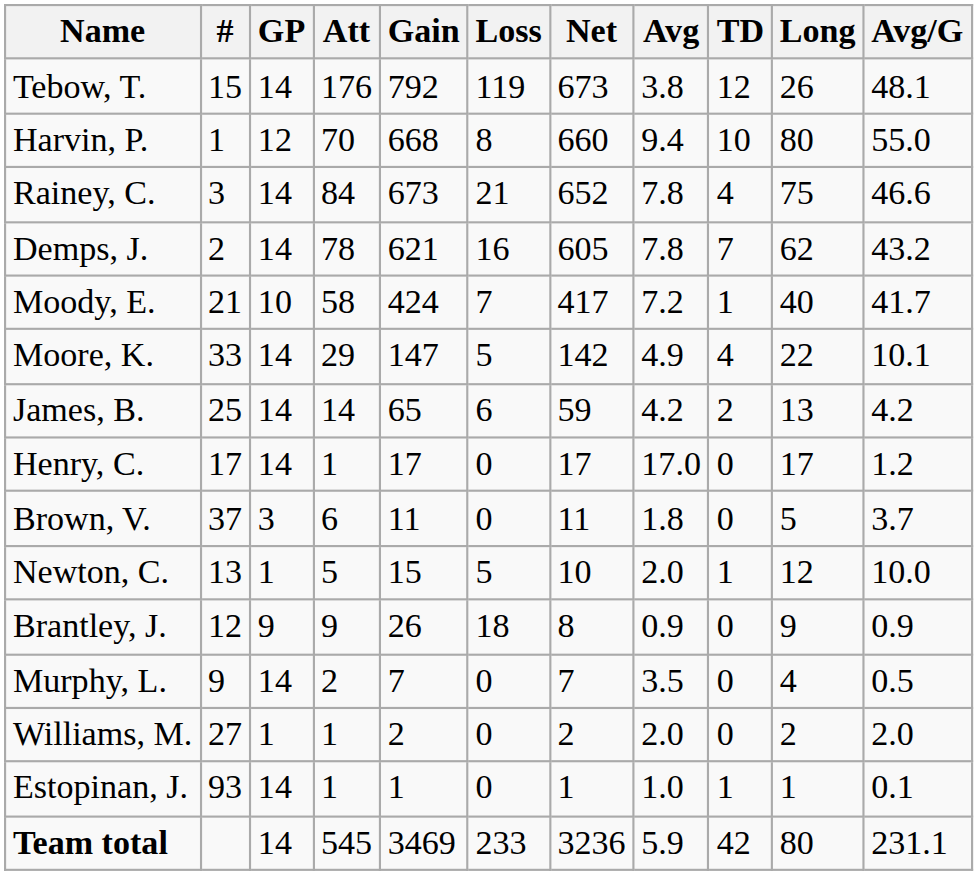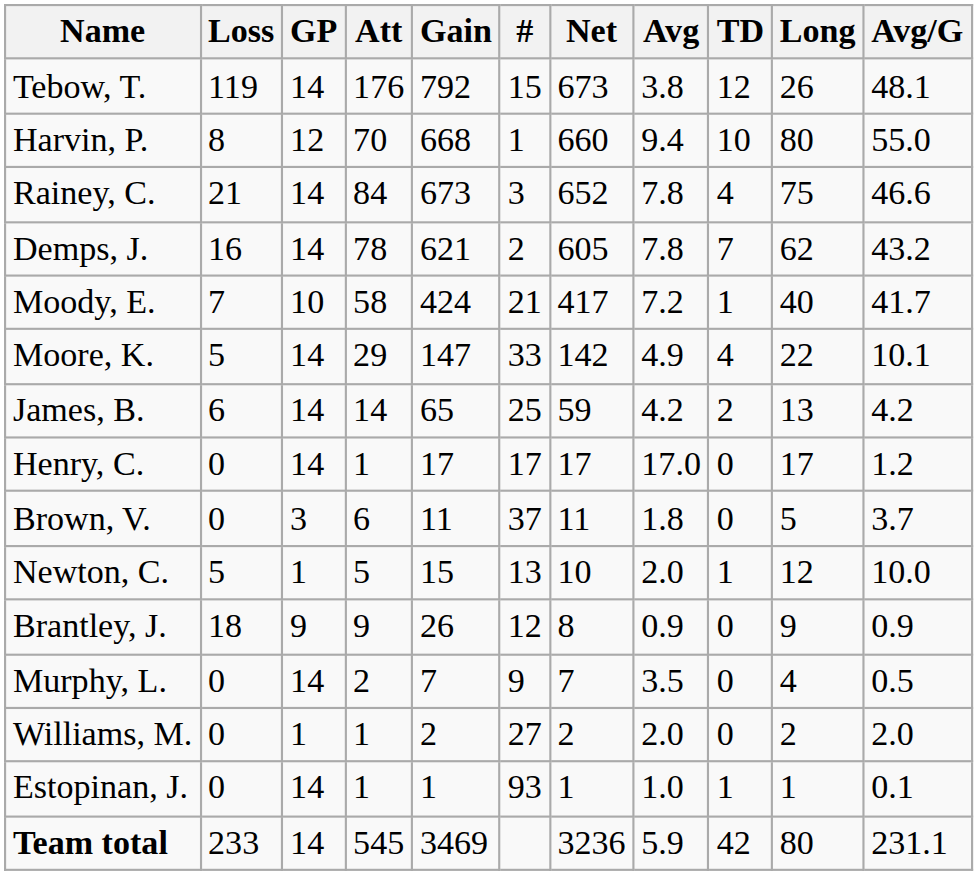columns swapped: (225, 31) <-> (509, 31)
